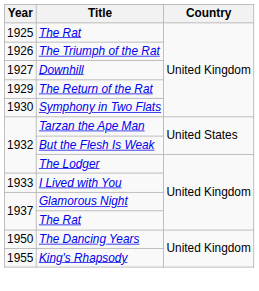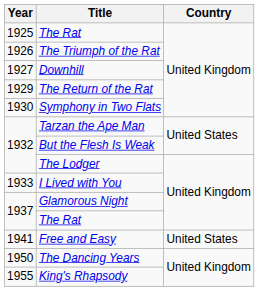+ row: (20, 239)
